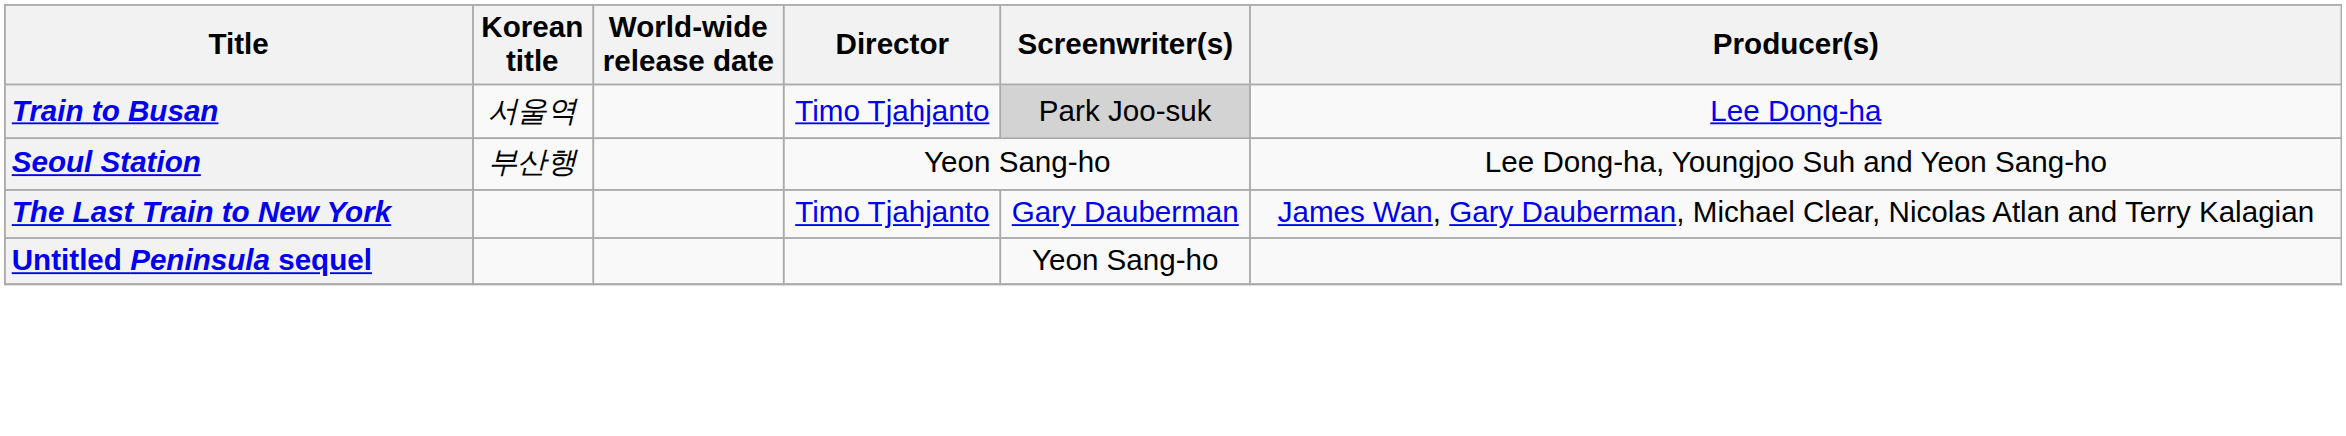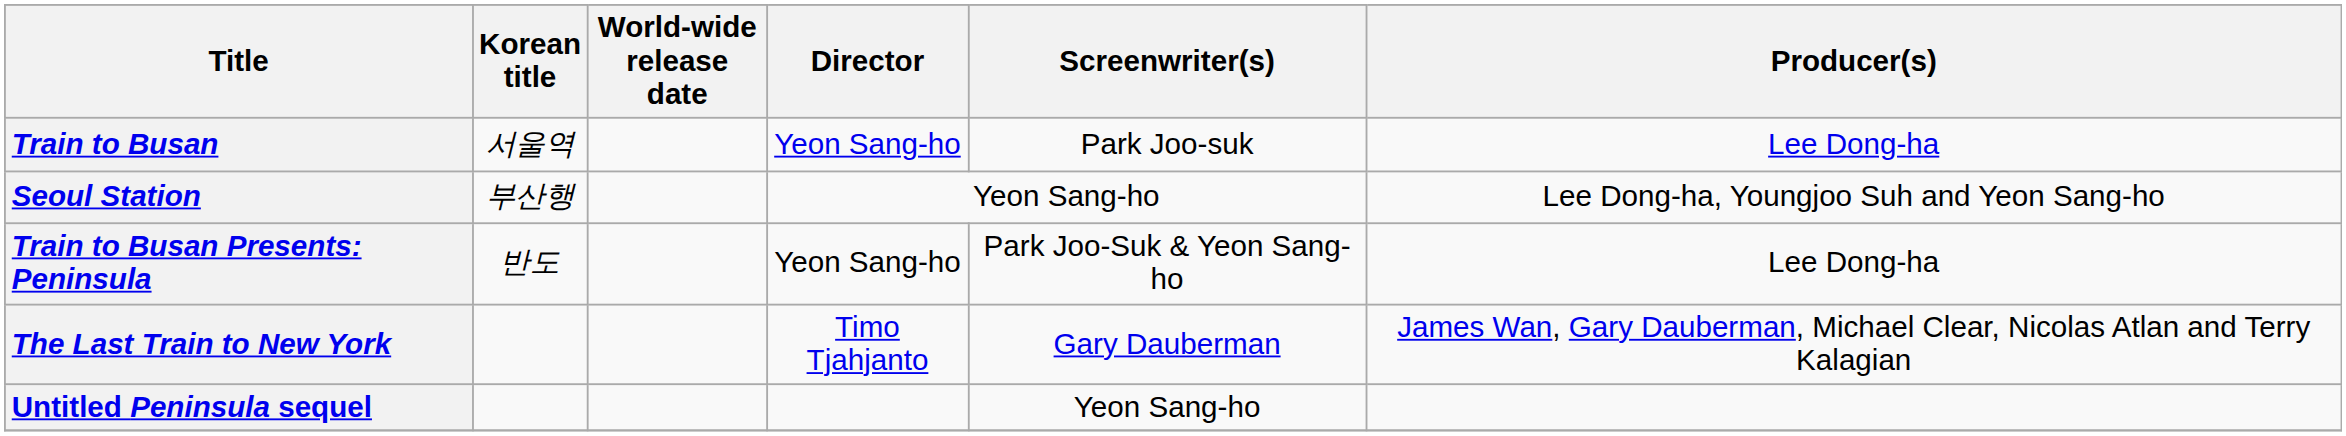(892, 110) Timo Tjahjanto -> (867, 144) Yeon Sang-ho
(1125, 110) lightgrey background -> (1167, 144) no background
+ row: (187, 263)
